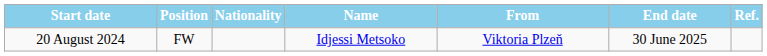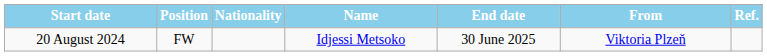columns swapped: (523, 16) <-> (670, 16)
